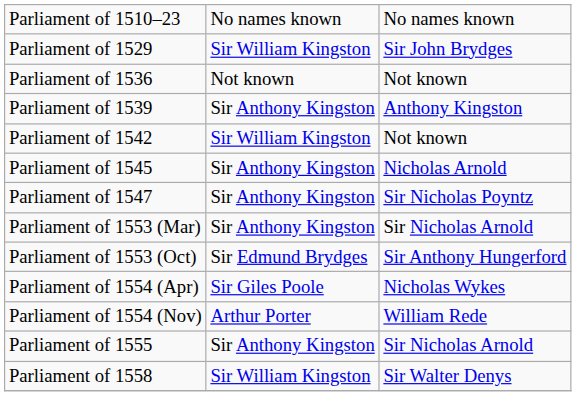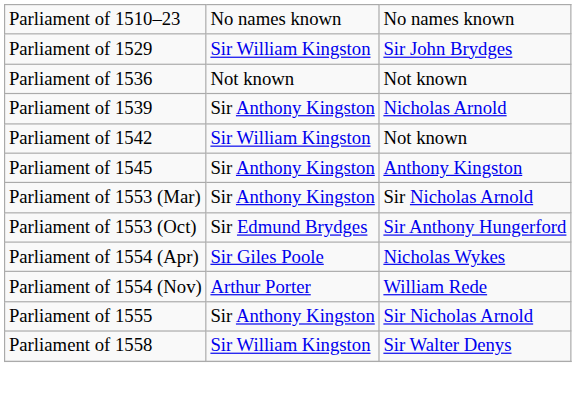(453, 108) Anthony Kingston -> (445, 108) Nicholas Arnold
(445, 167) Nicholas Arnold -> (453, 167) Anthony Kingston
- row: (81, 197)
